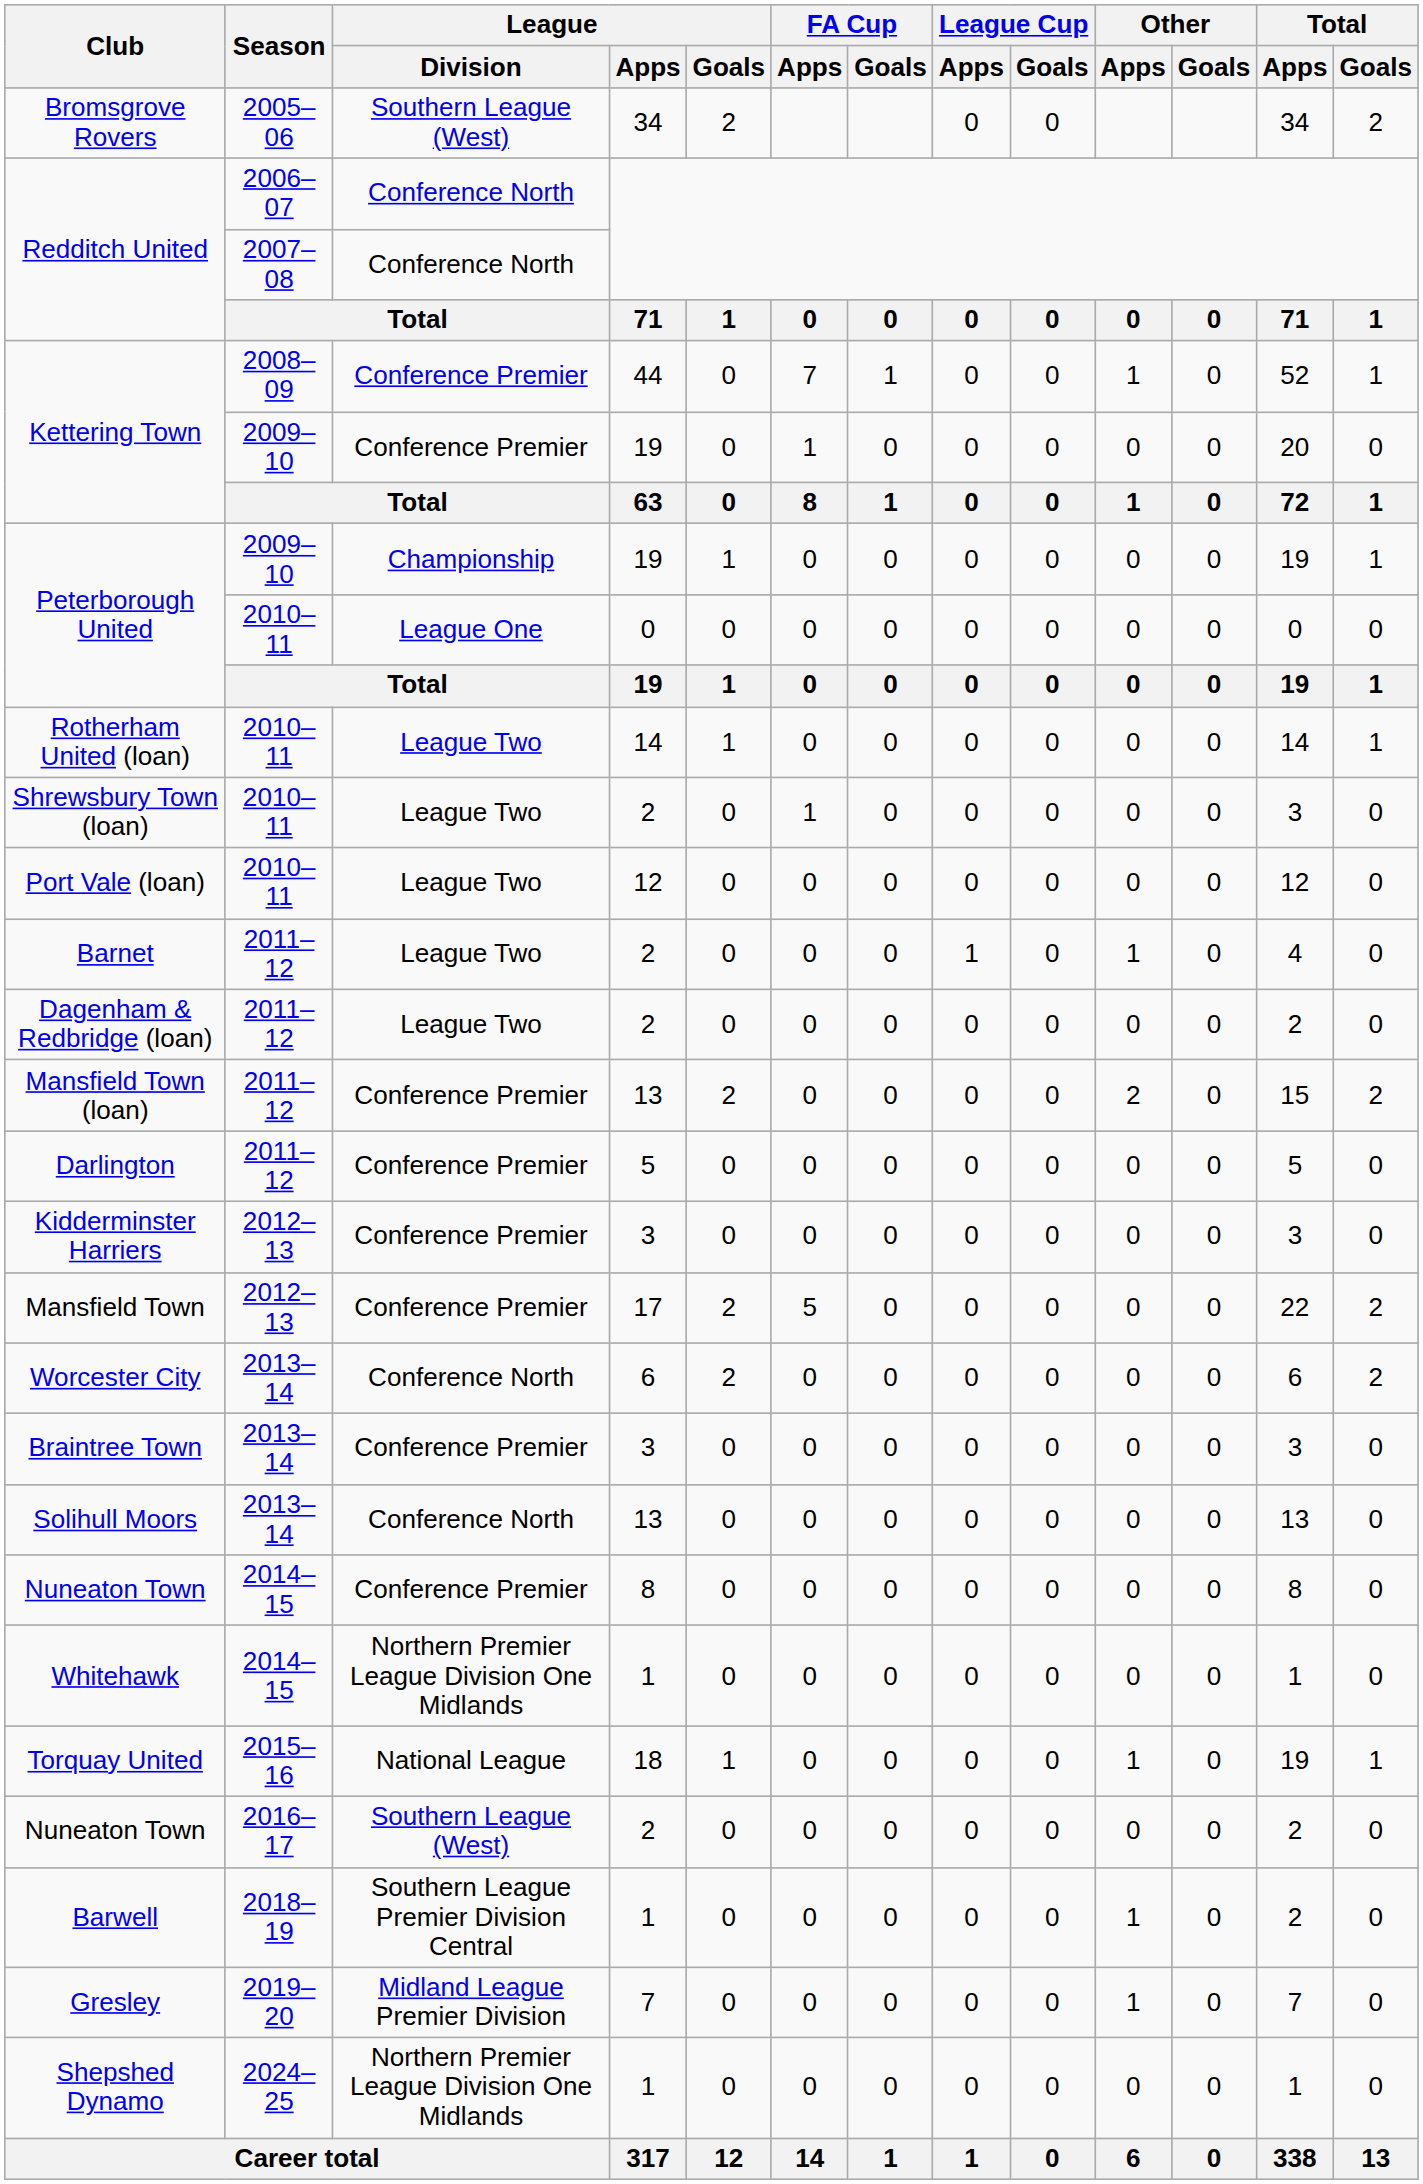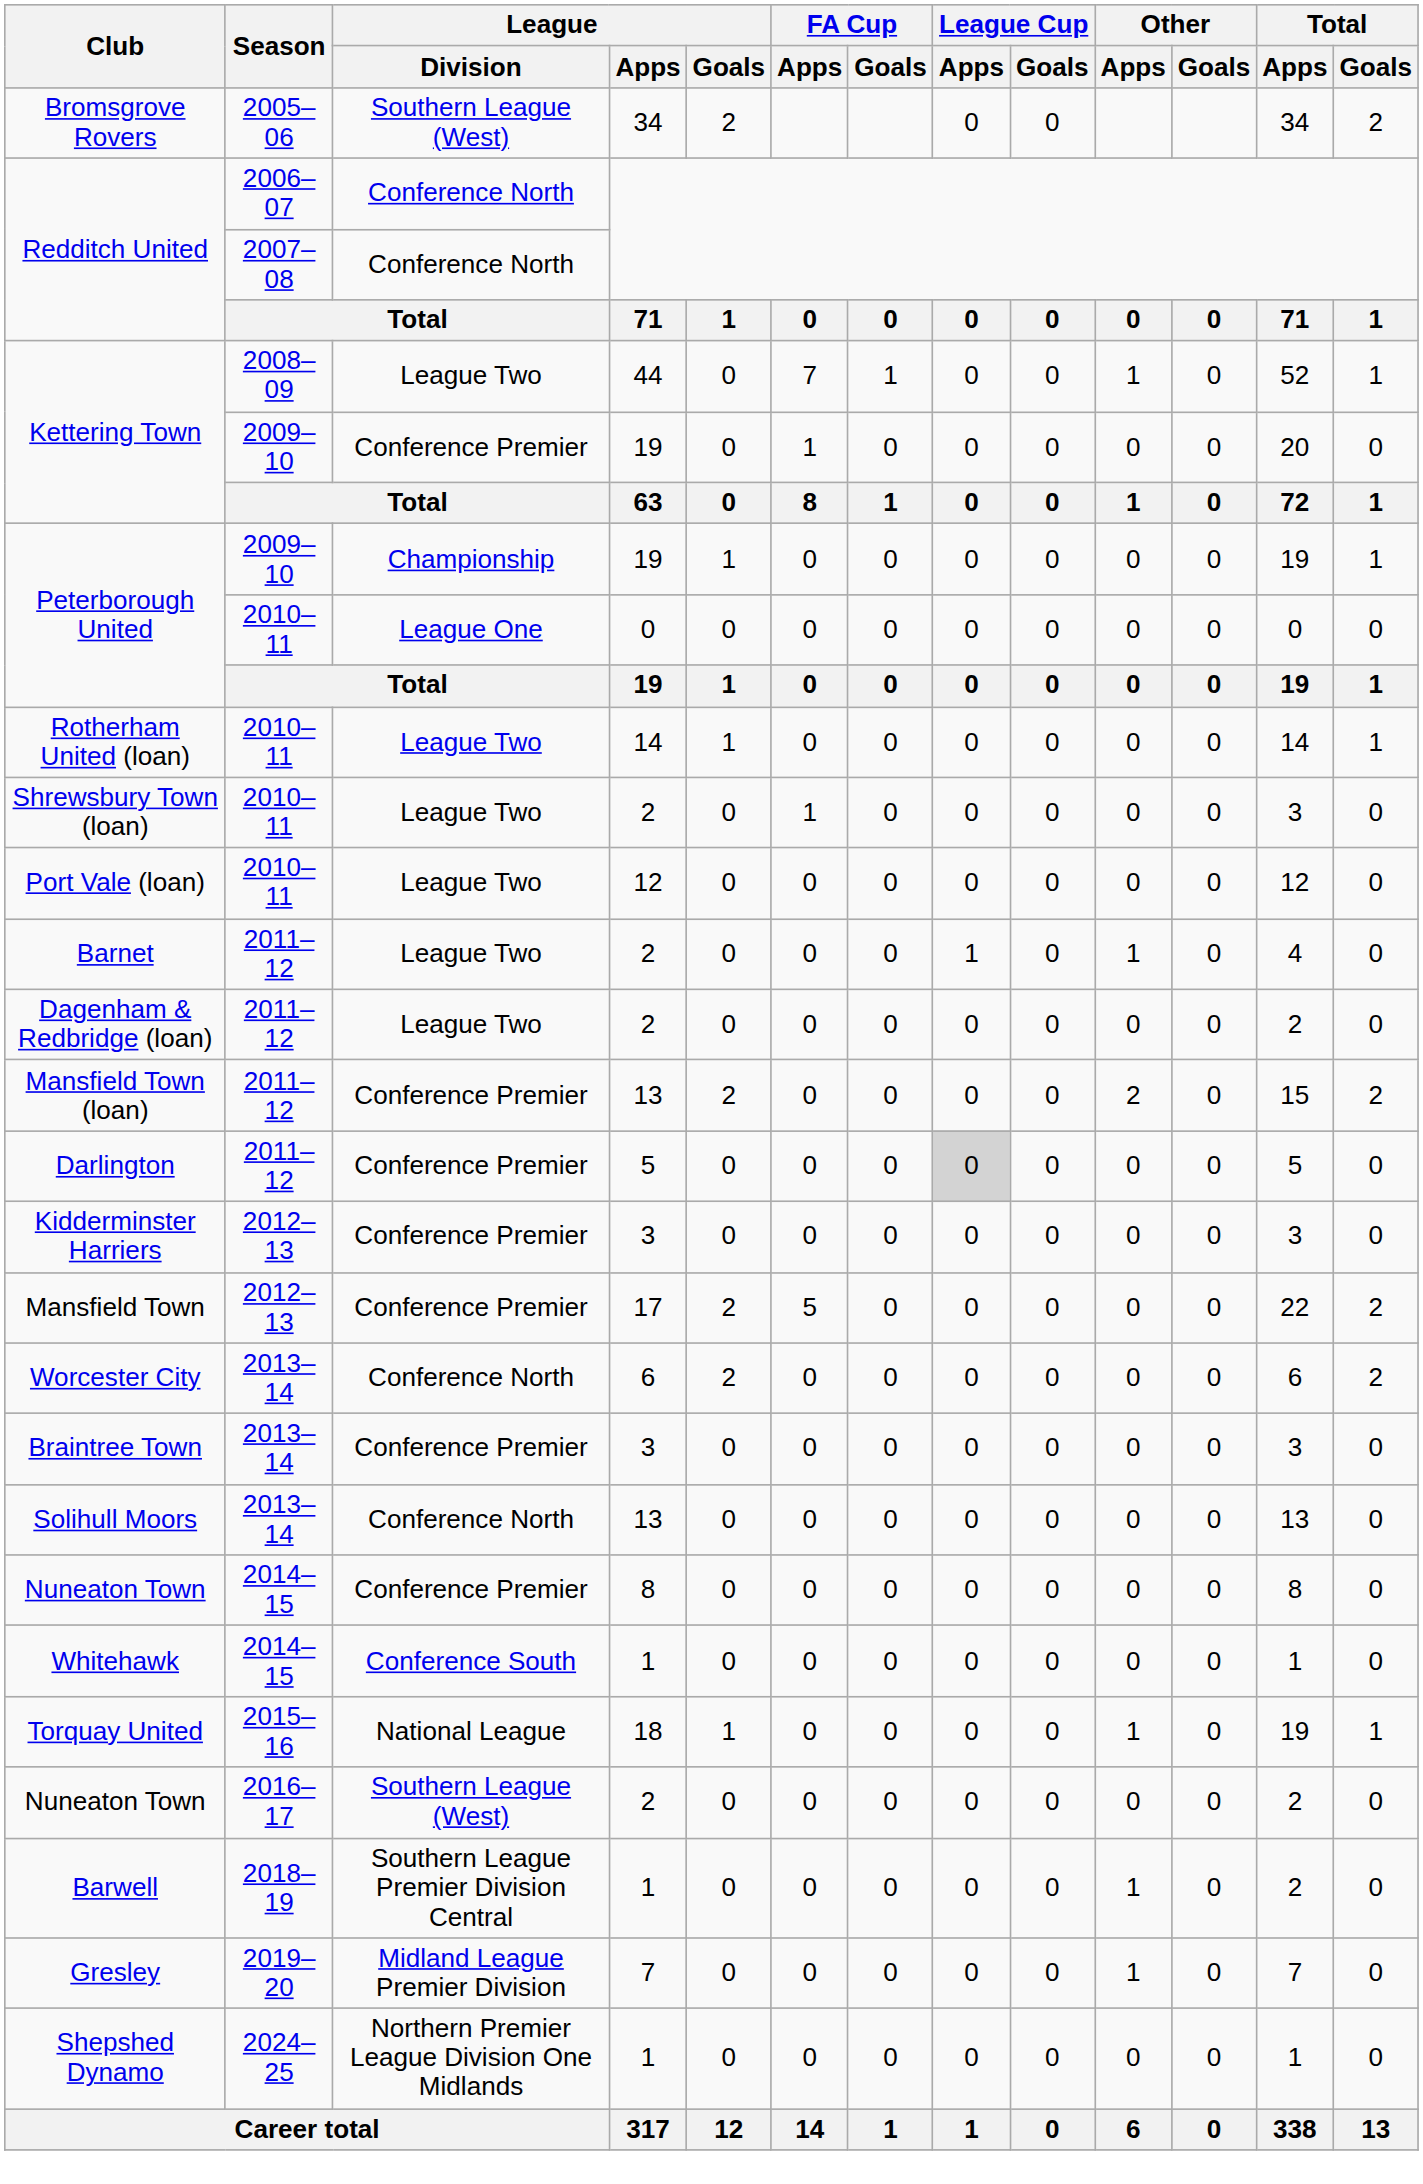(471, 376) Conference Premier -> (471, 376) League Two
(971, 1165) no background -> (971, 1165) lightgrey background
(471, 1675) Northern Premier League Division One Midlands -> (471, 1660) Conference South
